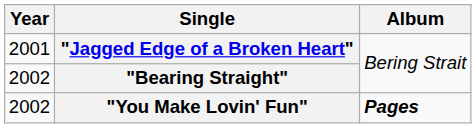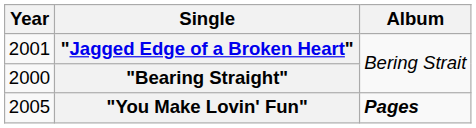(30, 78) 2002 -> (30, 78) 2000
(30, 107) 2002 -> (30, 107) 2005
